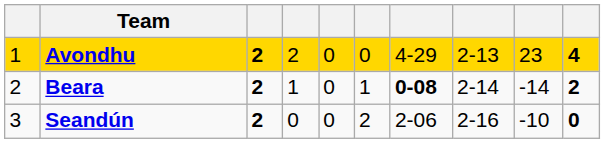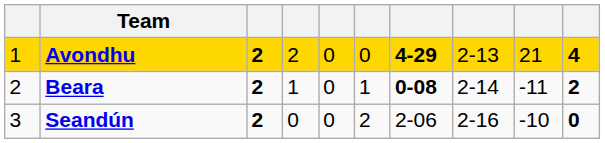(416, 54) normal -> (416, 54) bold
(531, 54) 23 -> (531, 54) 21
(534, 87) -14 -> (533, 87) -11
